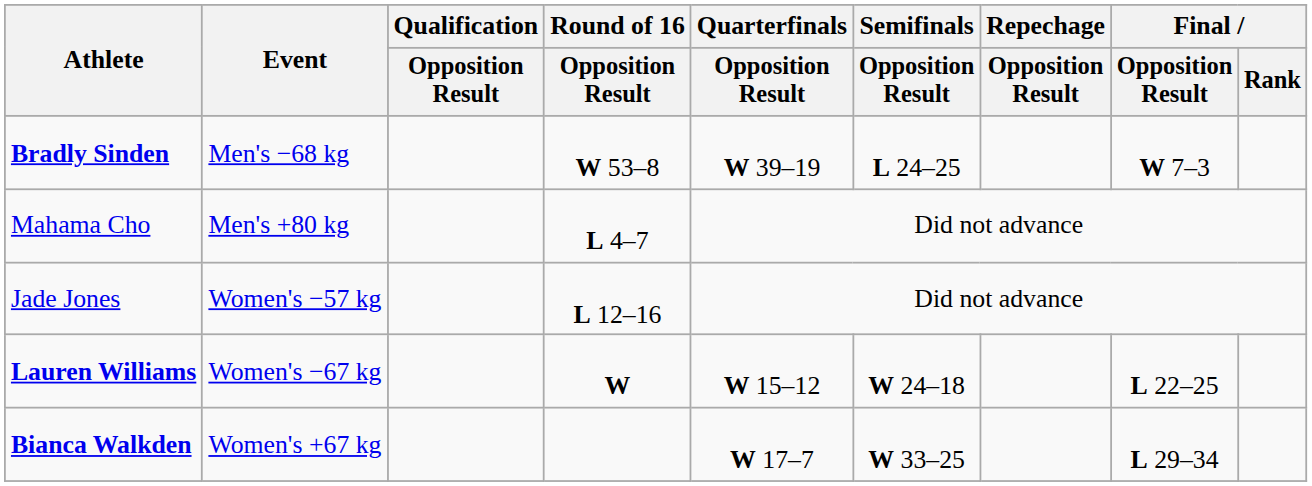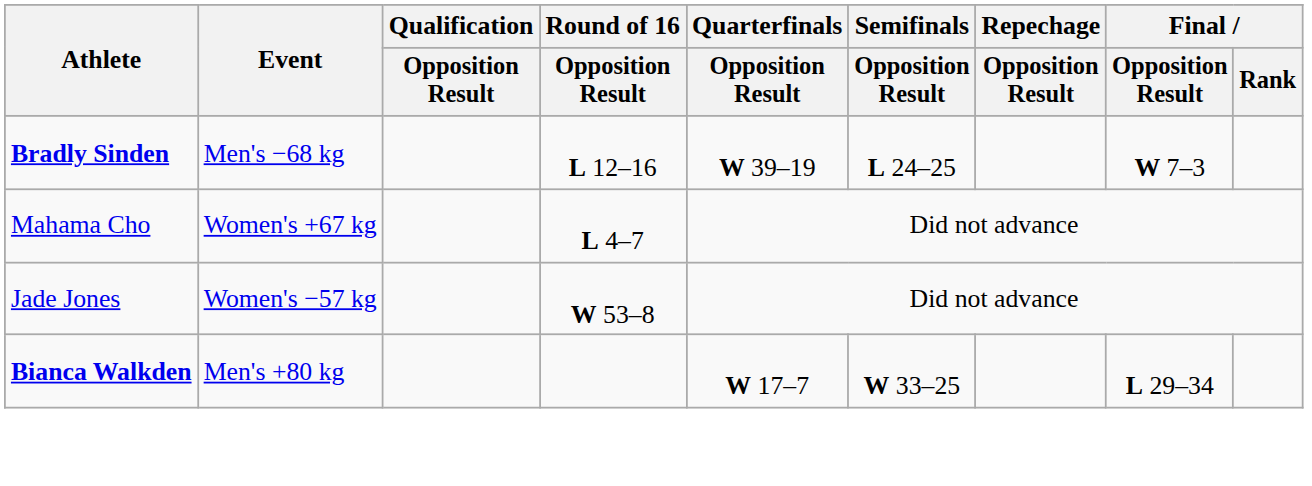(617, 167) W 53–8 -> (613, 167) L 12–16
(279, 225) Men's +80 kg -> (290, 225) Women's +67 kg
(617, 313) L 12–16 -> (613, 313) W 53–8
- row: (104, 371)
(295, 444) Women's +67 kg -> (274, 371) Men's +80 kg
